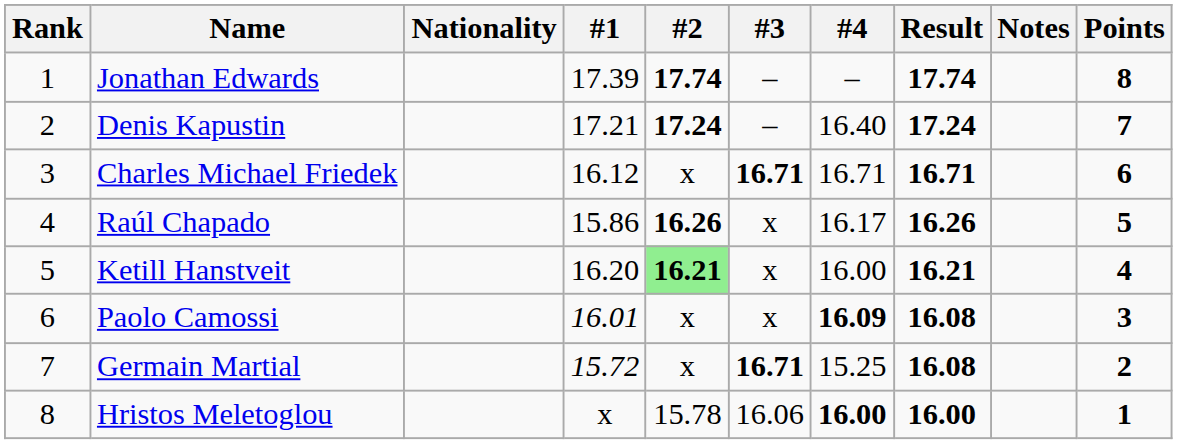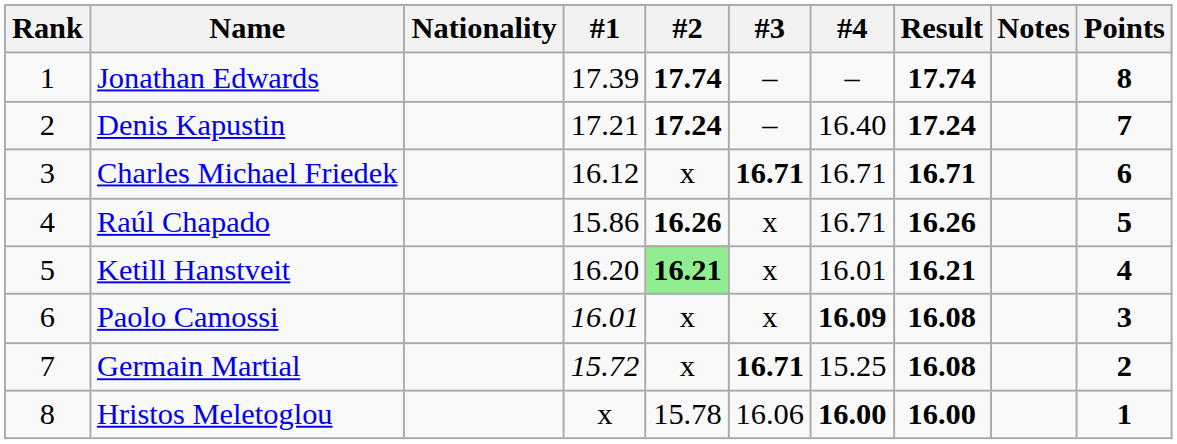(852, 221) 16.17 -> (852, 221) 16.71
(852, 269) 16.00 -> (852, 269) 16.01
